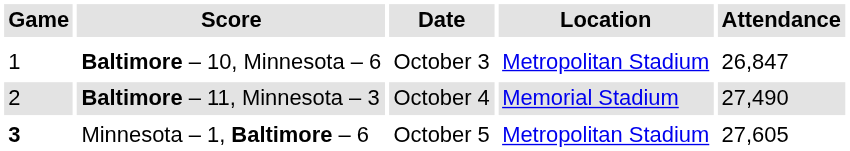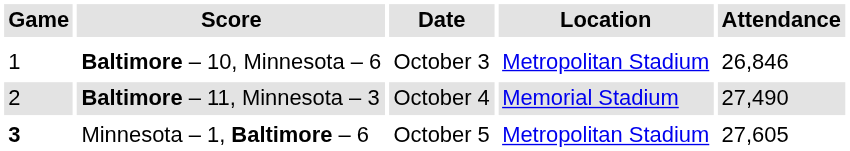(755, 61) 26,847 -> (755, 61) 26,846
